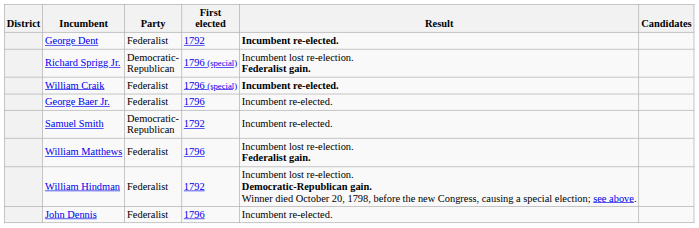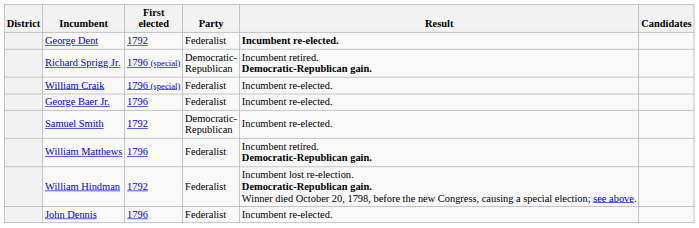columns swapped: (153, 24) <-> (210, 18)
(298, 63) Incumbent lost re-election. Federalist gain. -> (307, 63) Incumbent retired. Democratic-Republican gain.
(290, 85) bold -> (287, 85) normal
(298, 152) Incumbent lost re-election. Federalist gain. -> (307, 152) Incumbent retired. Democratic-Republican gain.
